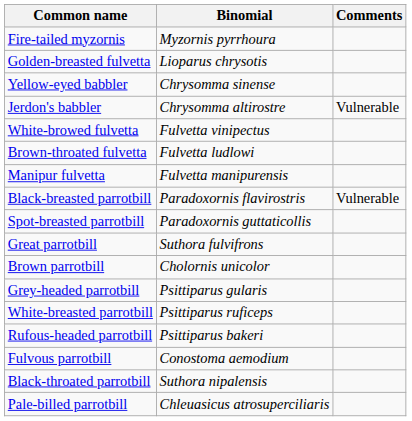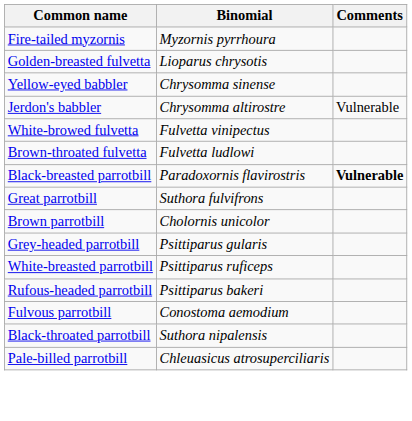- row: (56, 175)
(367, 198) normal -> (370, 175) bold
- row: (76, 221)
